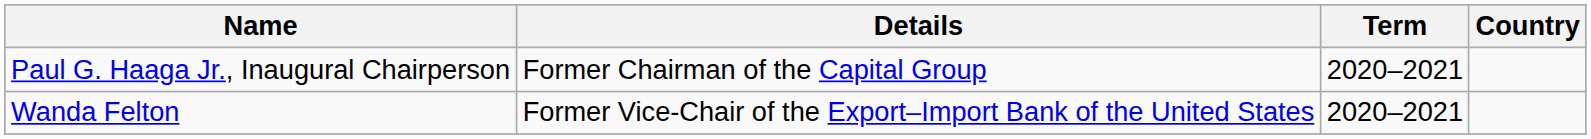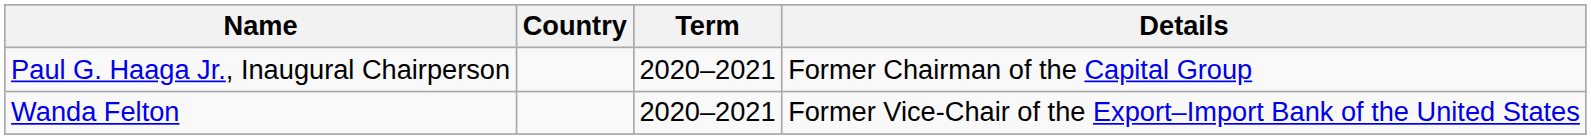columns swapped: (1528, 26) <-> (918, 26)
